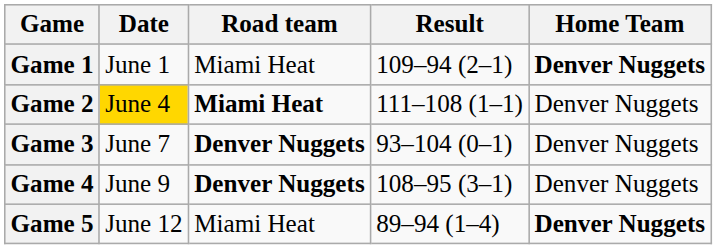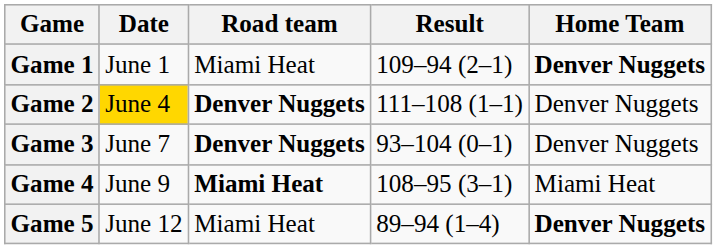(259, 104) Miami Heat -> (279, 104) Denver Nuggets
(279, 183) Denver Nuggets -> (259, 183) Miami Heat
(617, 183) Denver Nuggets -> (595, 183) Miami Heat
